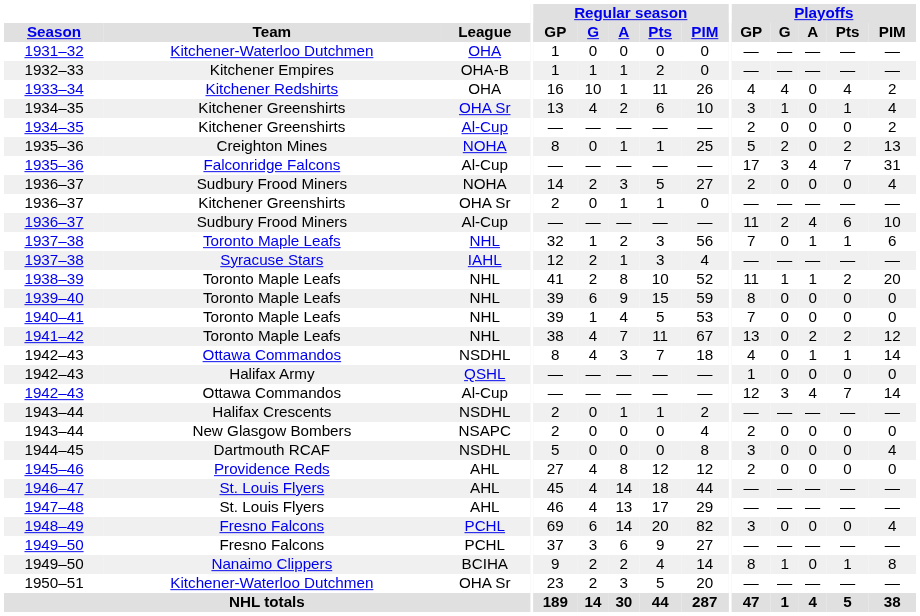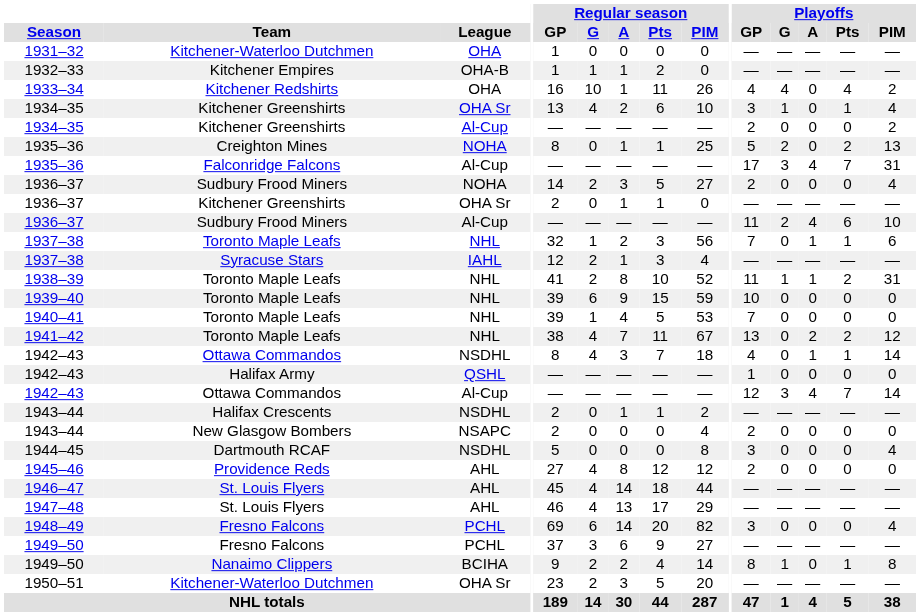(892, 279) 20 -> (892, 279) 31
(751, 298) 8 -> (751, 298) 10
